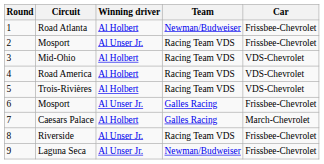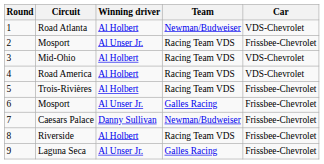(281, 28) Frissbee-Chevrolet -> (275, 28) VDS-Chevrolet
(275, 89) VDS-Chevrolet -> (281, 89) Frissbee-Chevrolet
(118, 120) Al Holbert -> (127, 120) Danny Sullivan
(191, 120) Galles Racing -> (203, 120) Newman/Budweiser
(277, 120) March-Chevrolet -> (281, 120) Frissbee-Chevrolet
(121, 136) Al Unser Jr. -> (118, 136) Al Holbert
(203, 151) Newman/Budweiser -> (191, 151) Galles Racing
